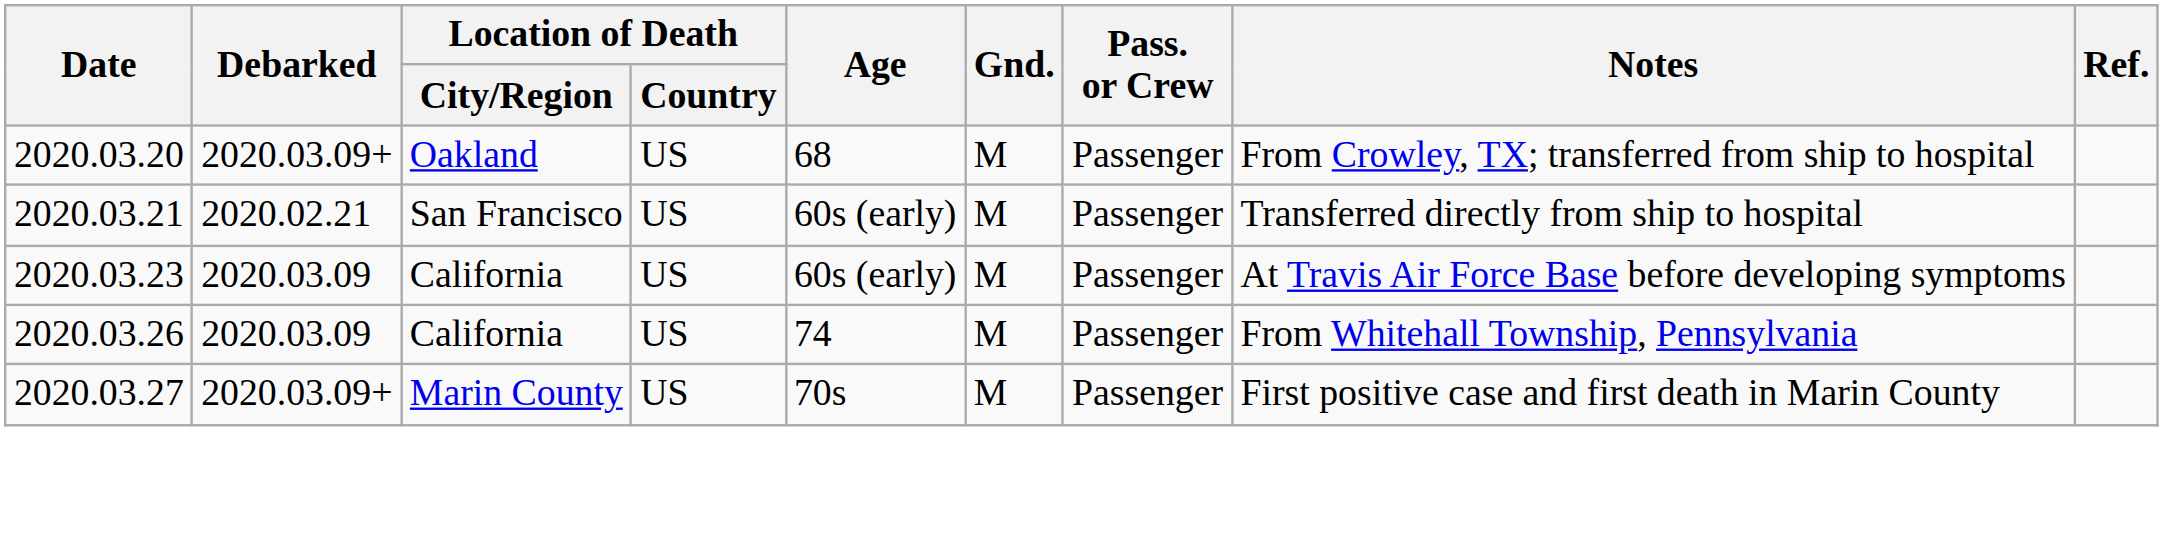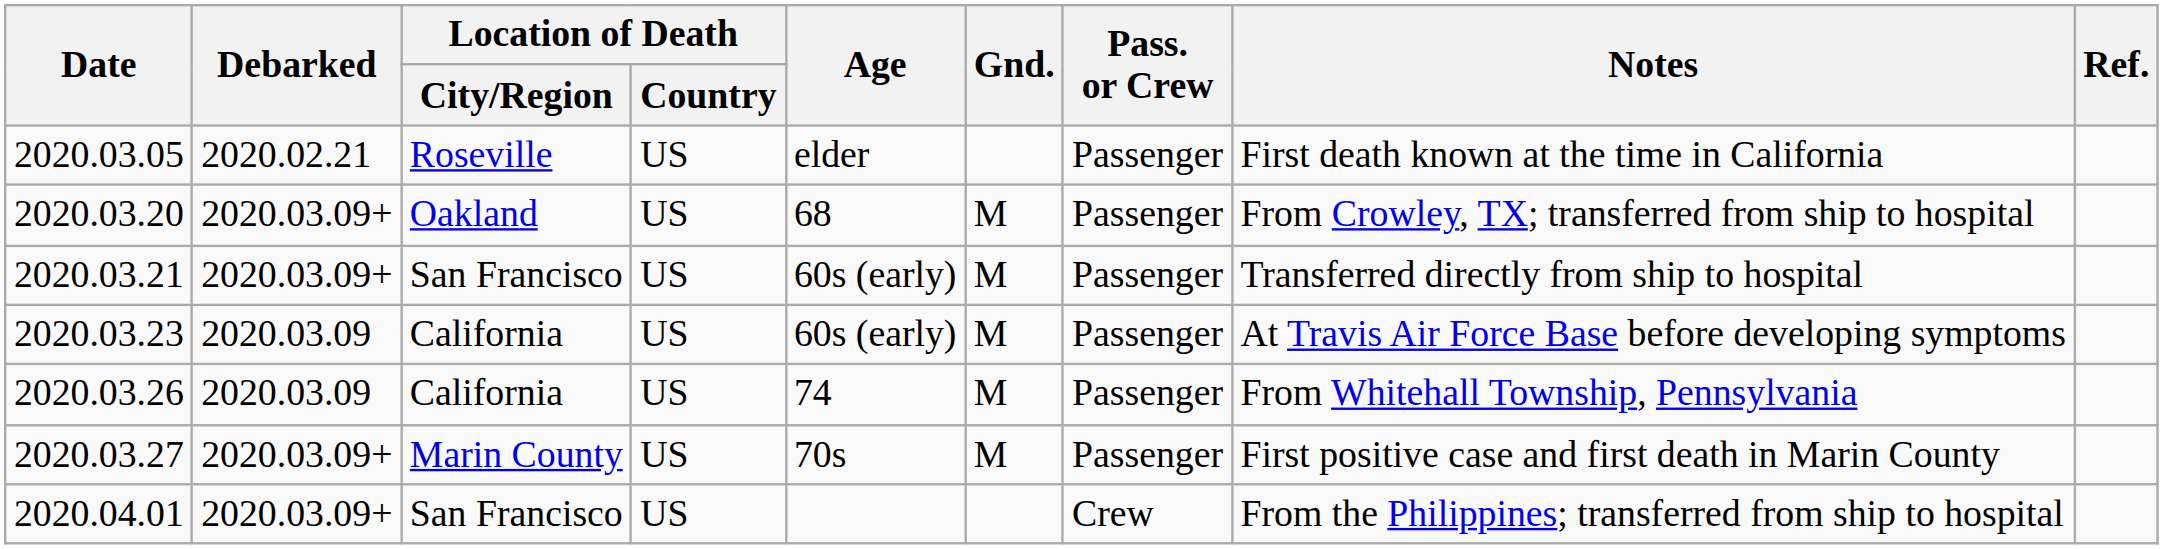+ row: (99, 154)
(286, 214) 2020.02.21 -> (297, 273) 2020.03.09+
+ row: (99, 513)
